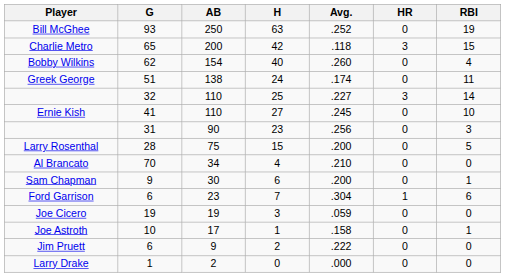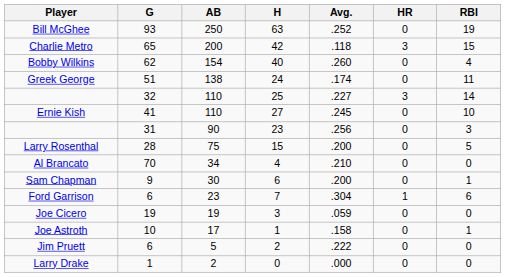(213, 247) 9 -> (213, 247) 5
